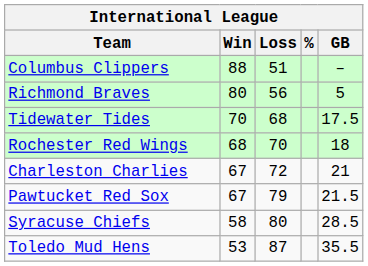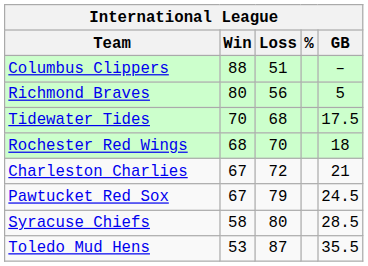(340, 197) 21.5 -> (340, 197) 24.5
